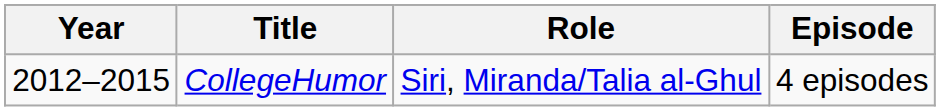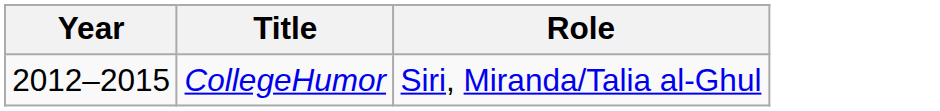- column: (852, 29)
